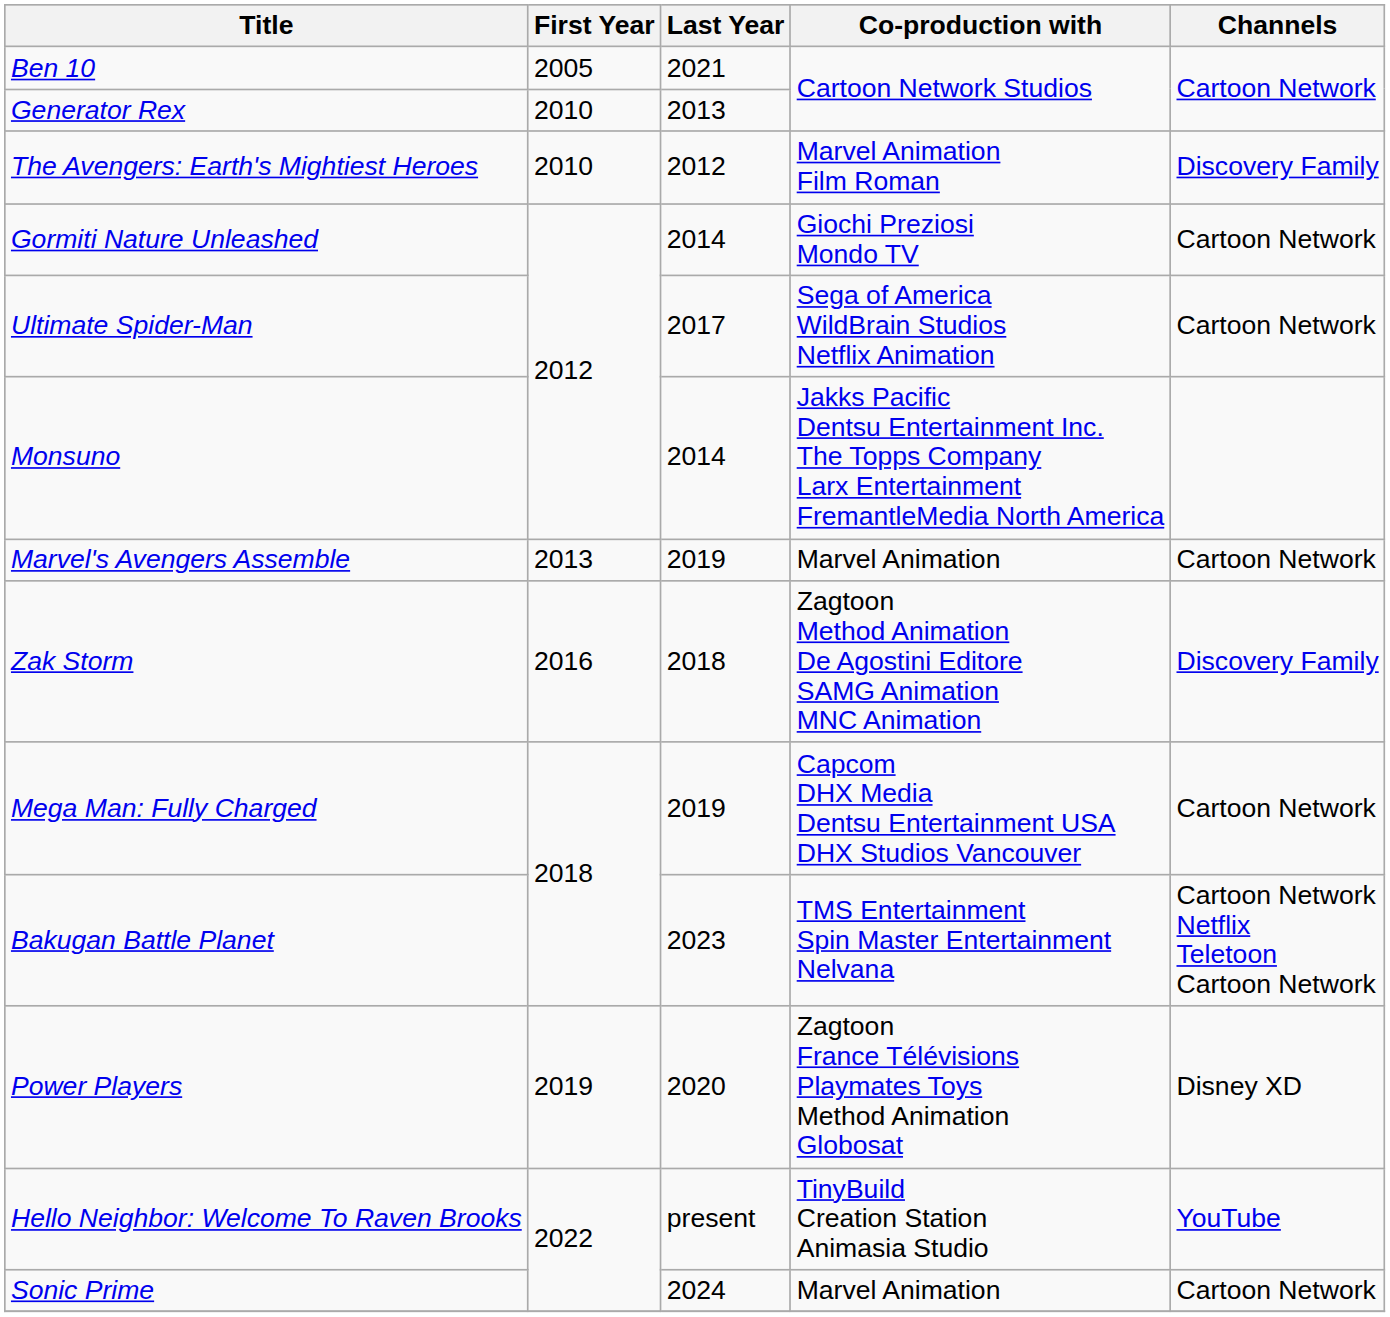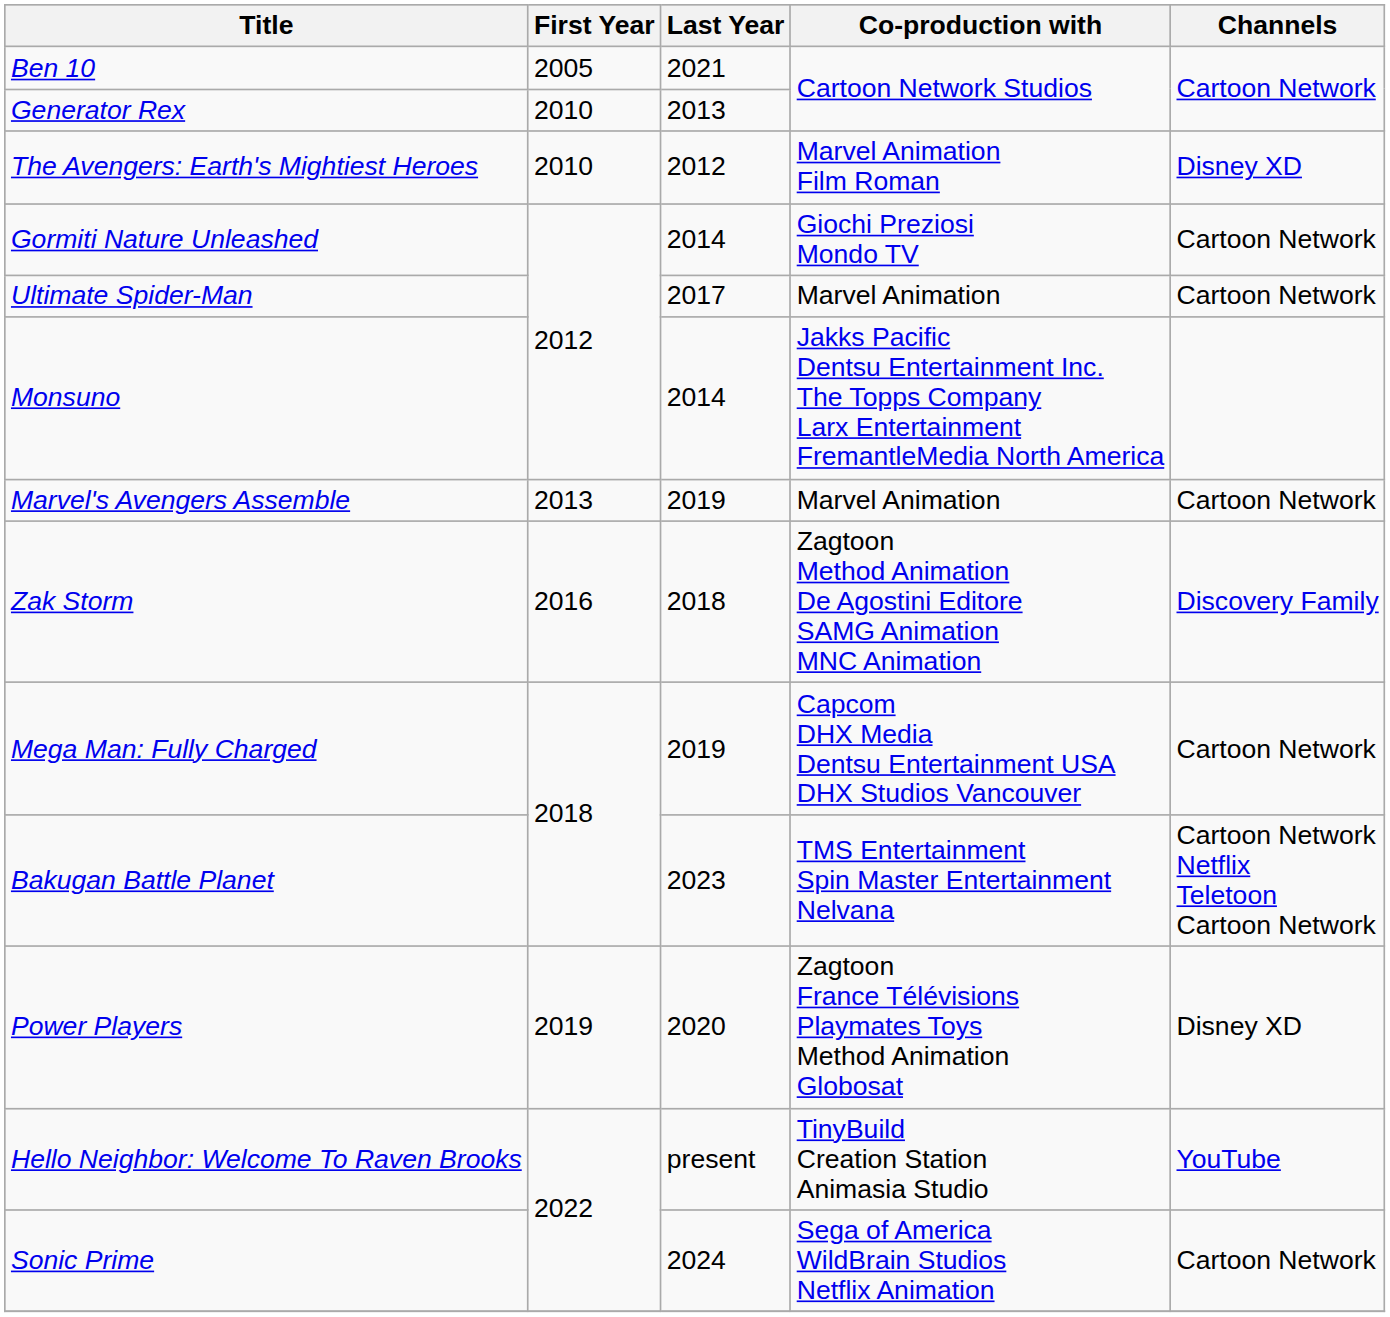(1278, 166) Discovery Family -> (1239, 166) Disney XD
(902, 325) Sega of America WildBrain Studios Netflix Animation -> (899, 295) Marvel Animation
(899, 1290) Marvel Animation -> (902, 1260) Sega of America WildBrain Studios Netflix Animation
